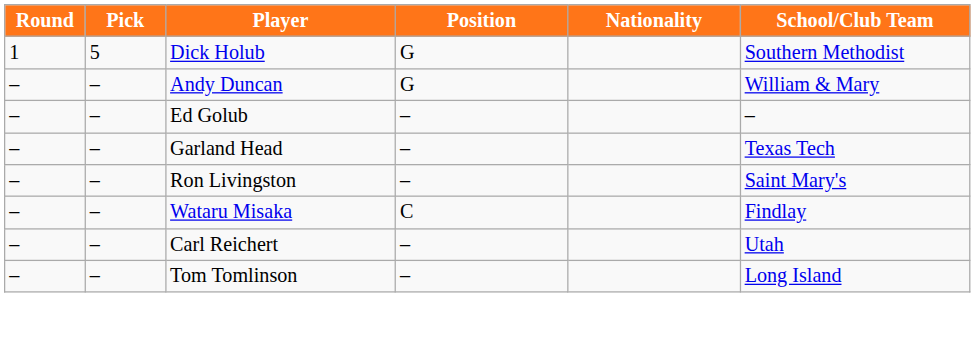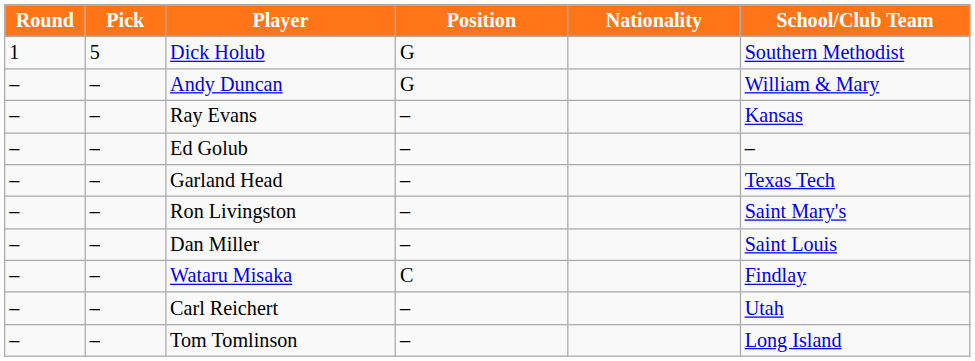+ row: (213, 116)
+ row: (215, 244)
